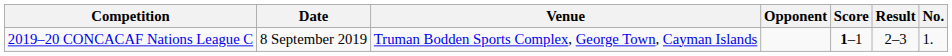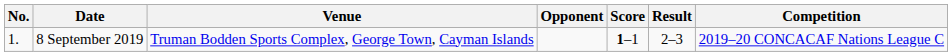columns swapped: (933, 16) <-> (131, 16)
